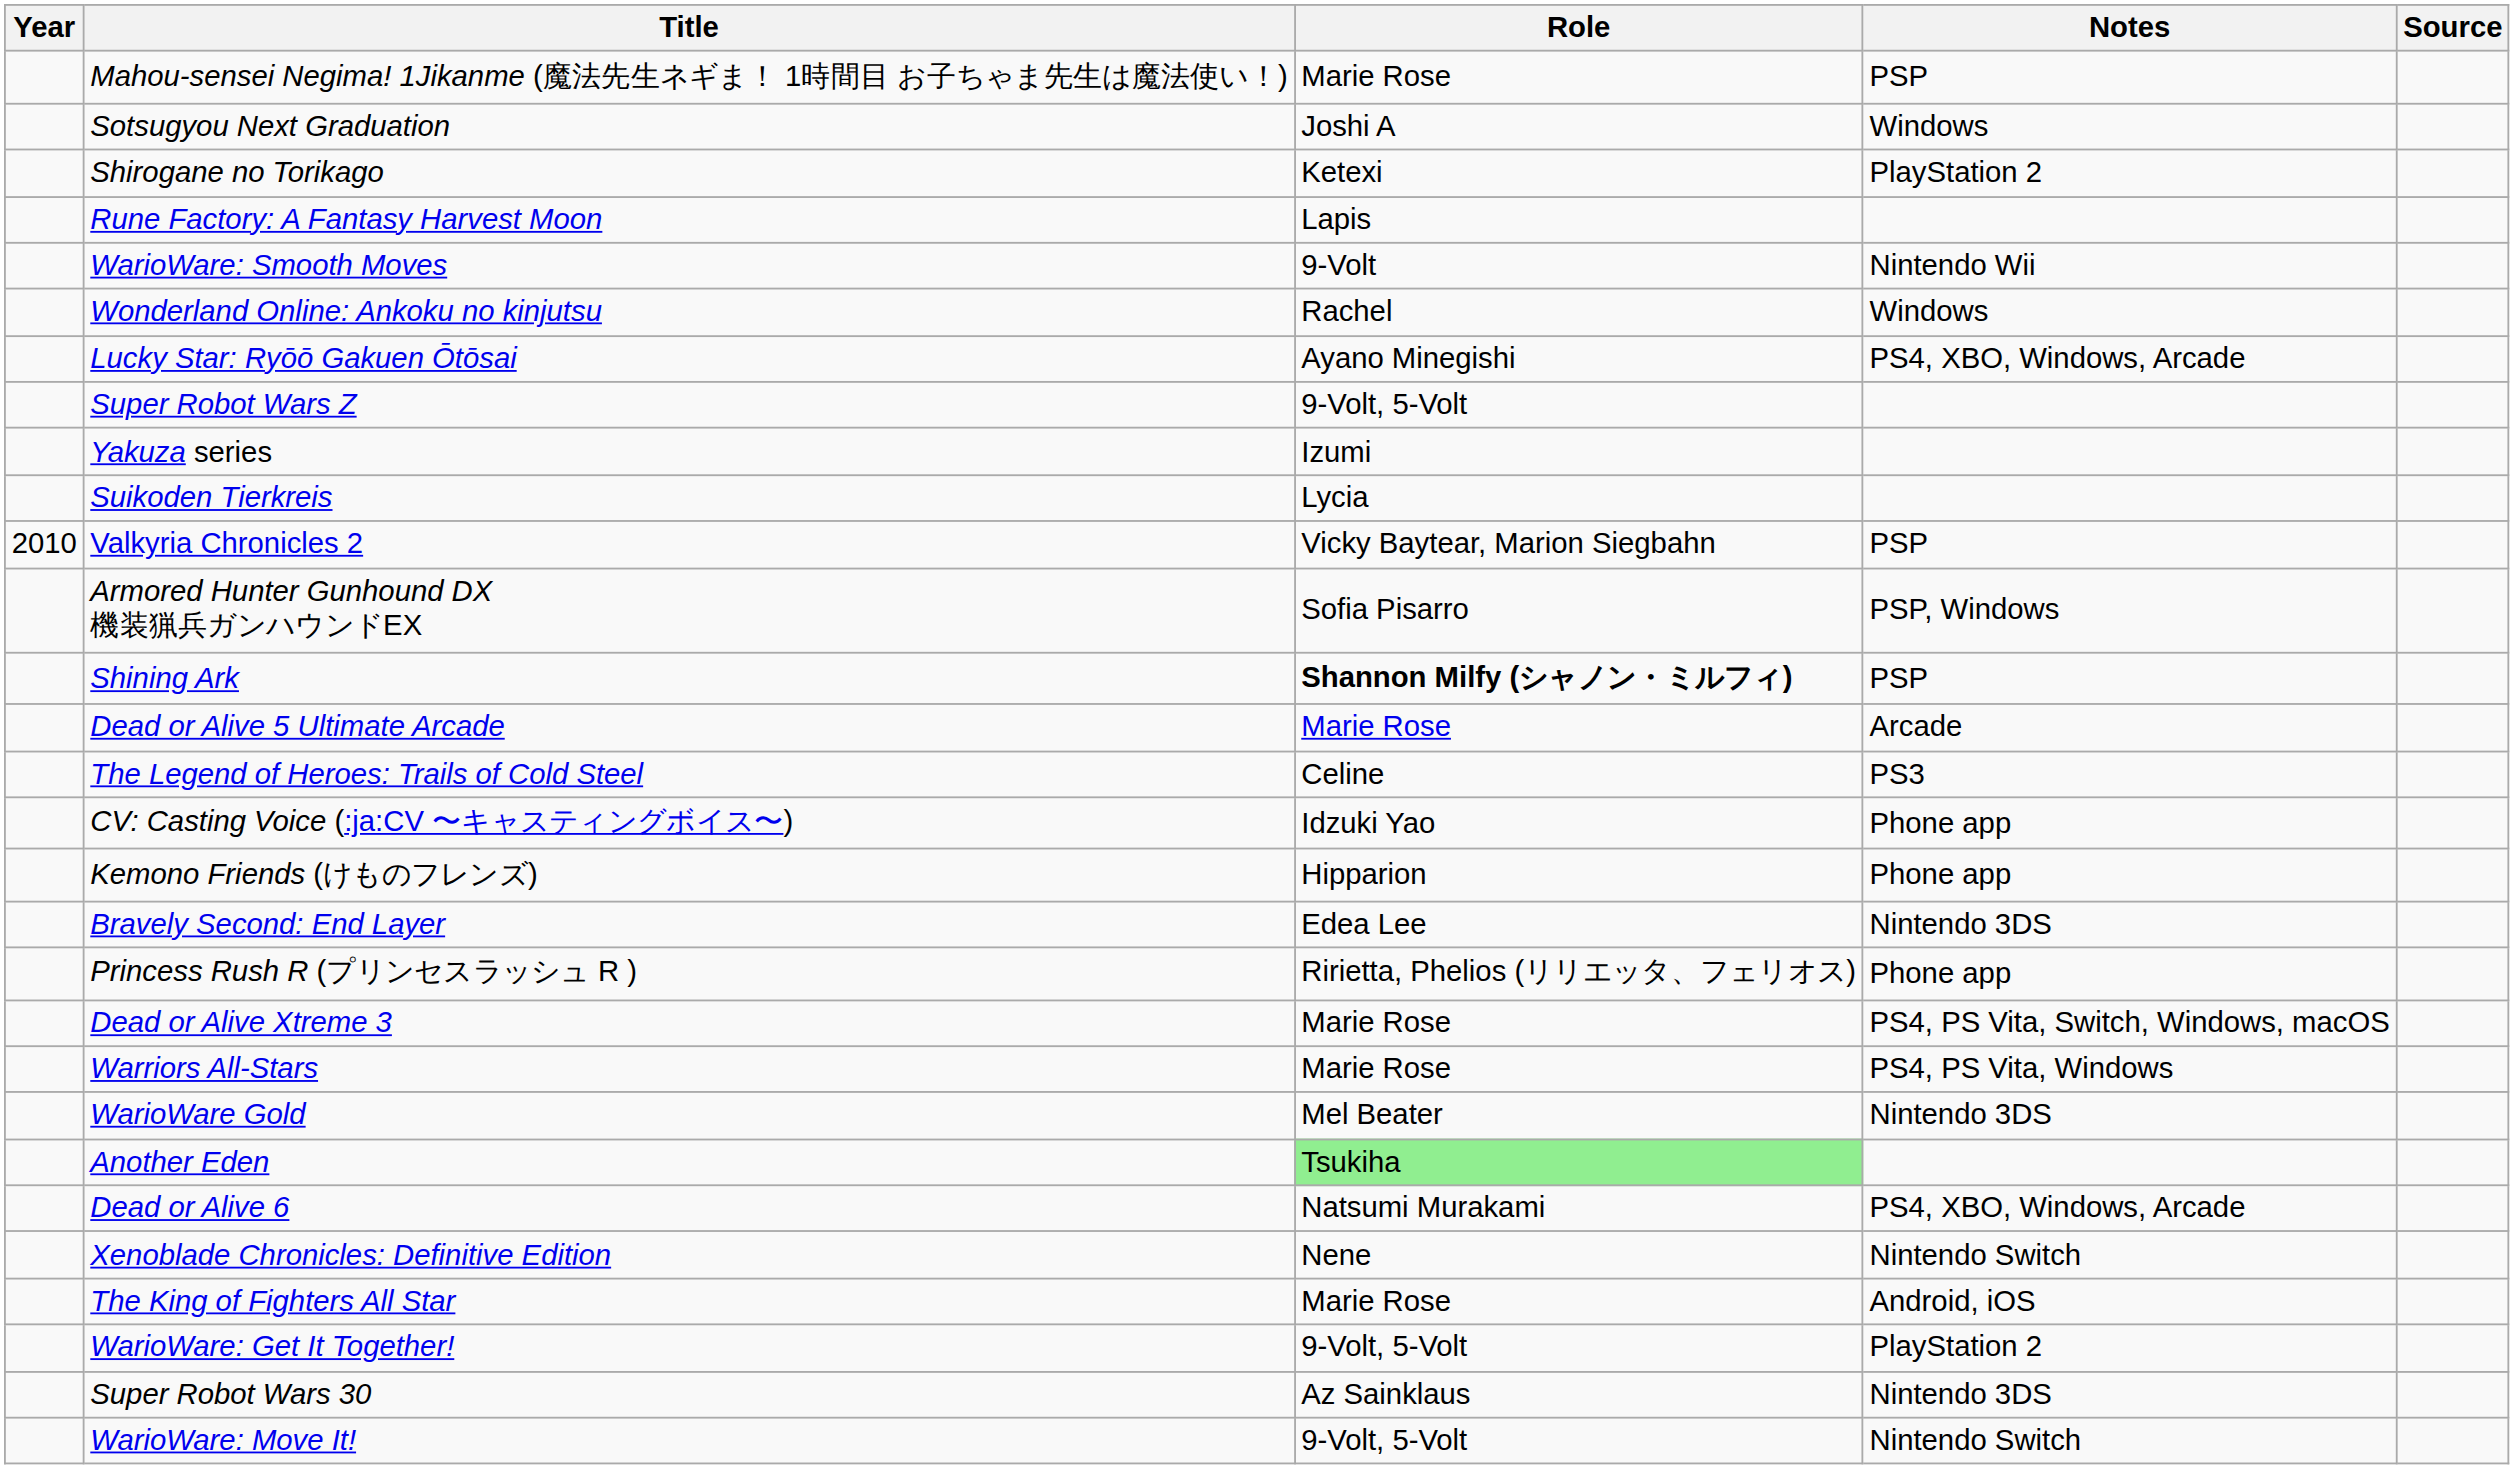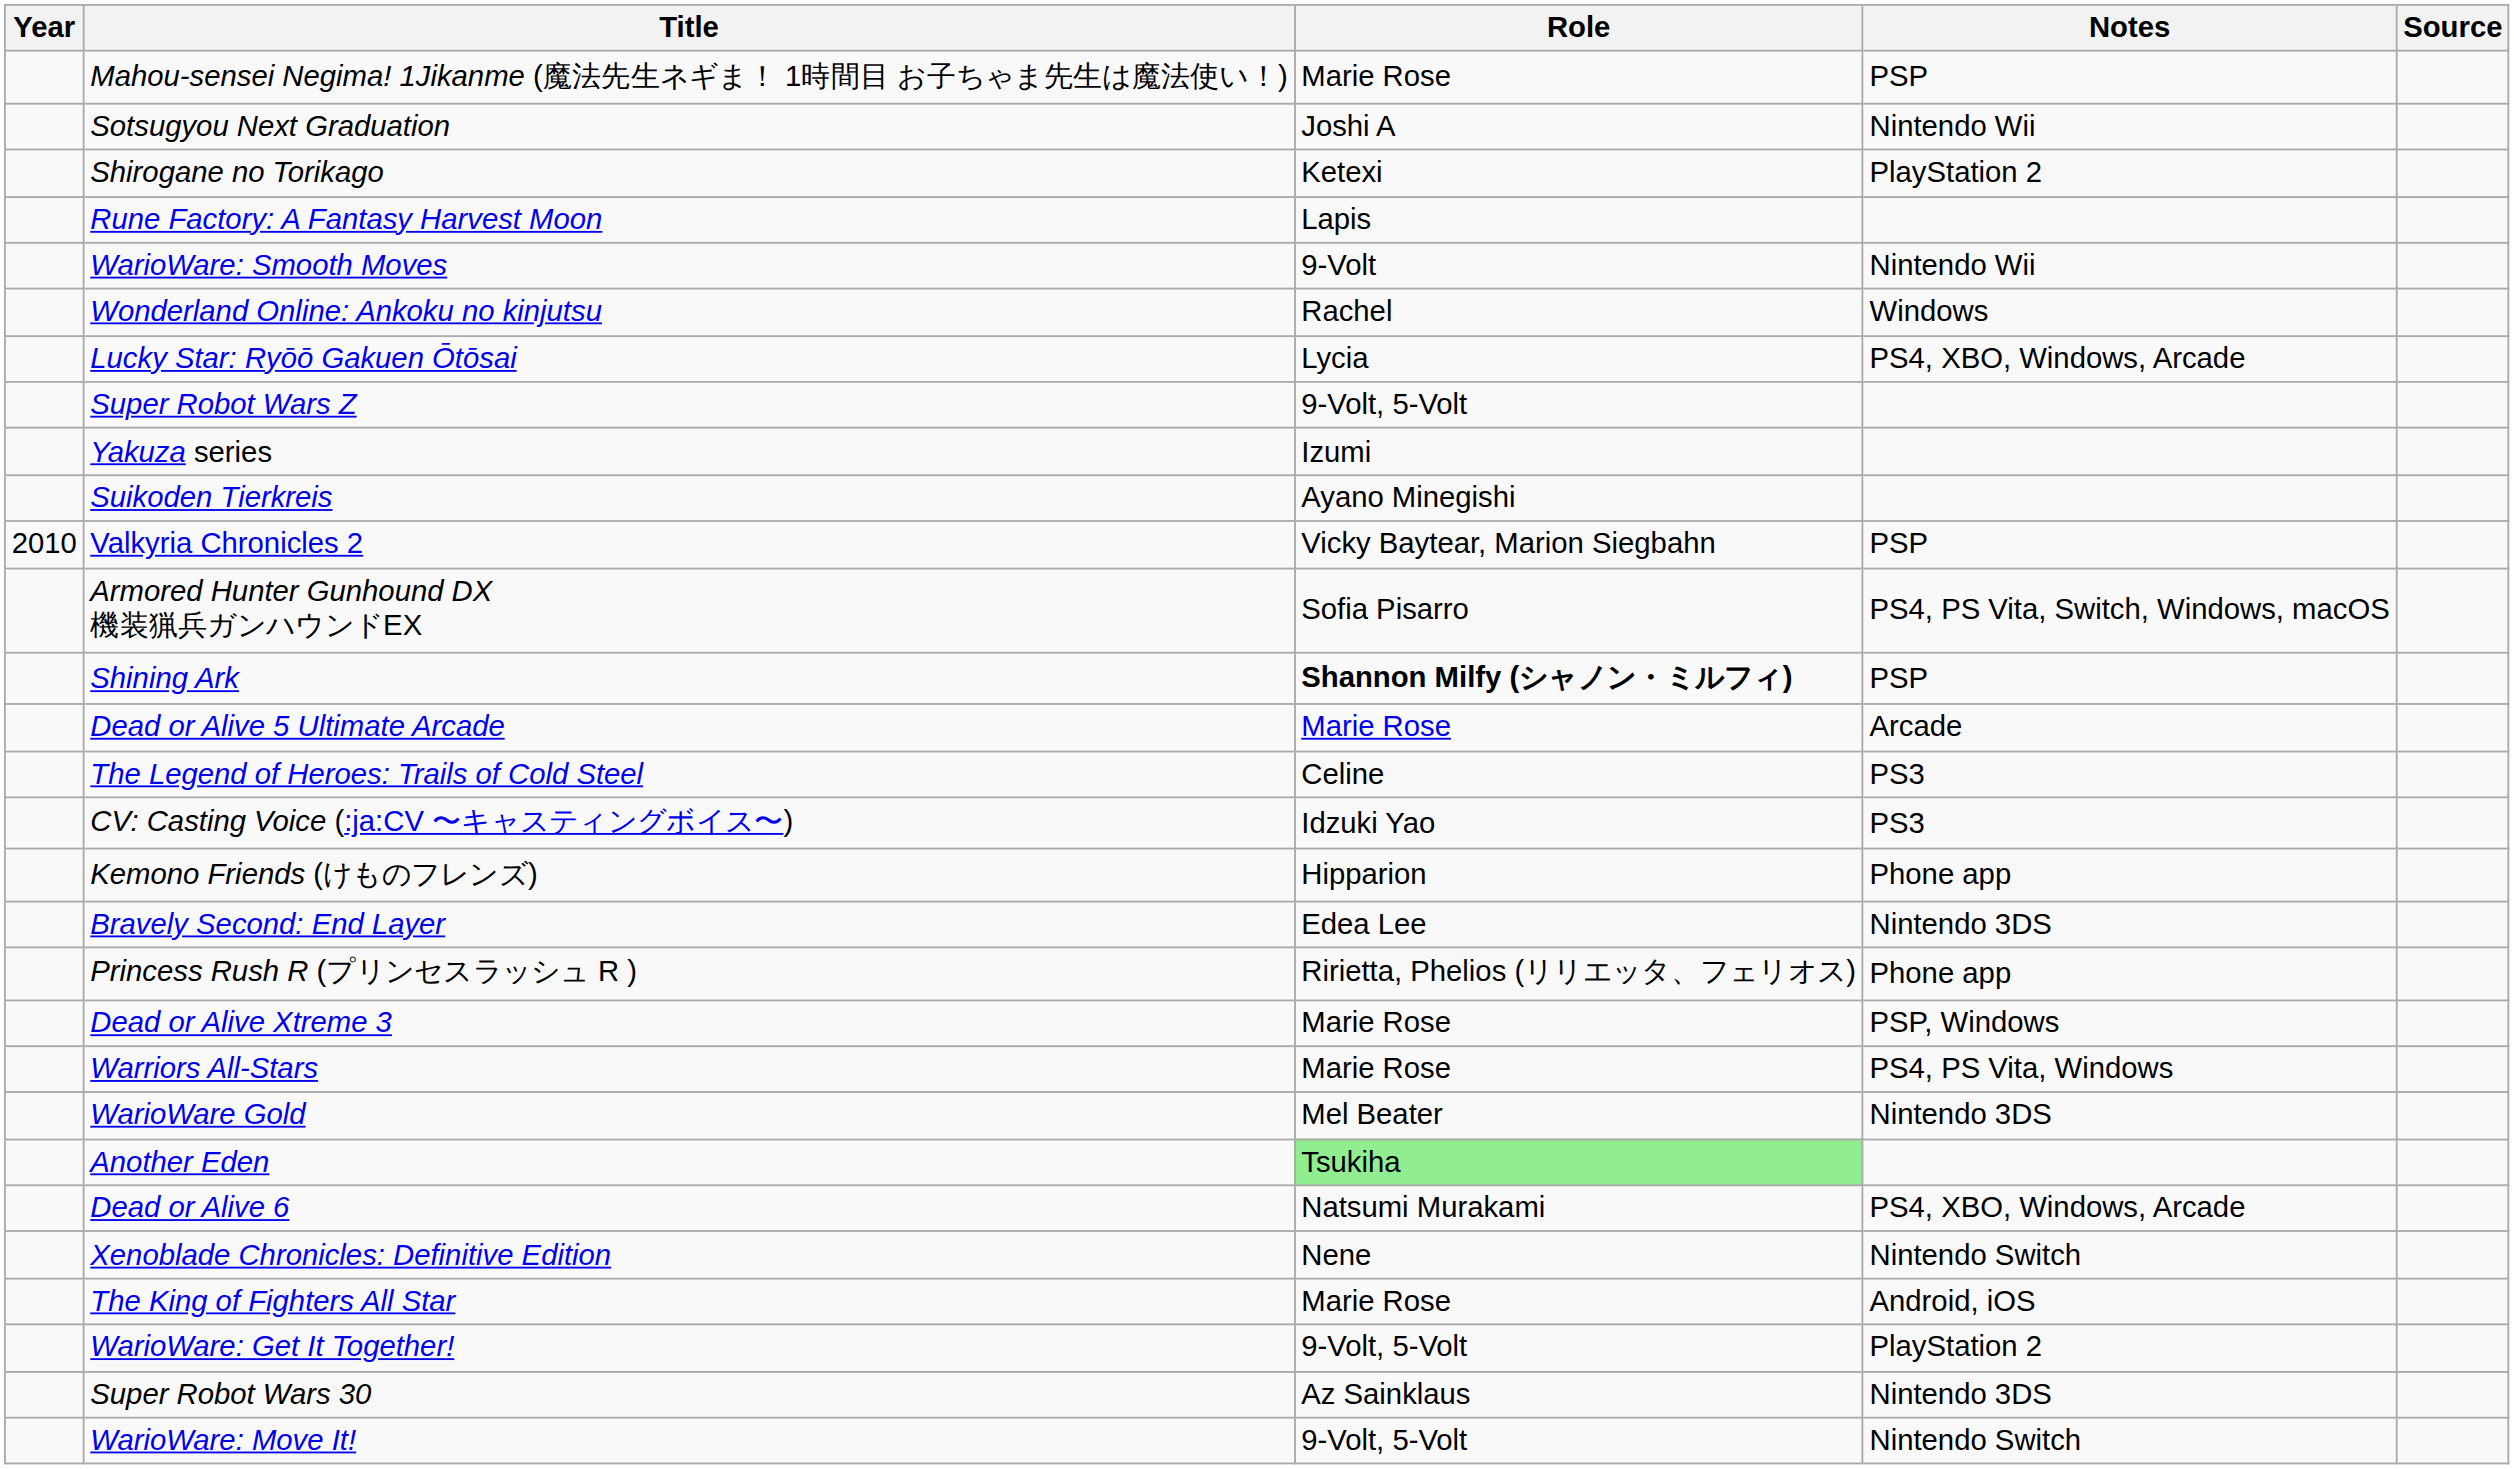(1929, 126) Windows -> (1953, 126) Nintendo Wii
(1408, 358) Ayano Minegishi -> (1335, 358) Lycia
(1335, 497) Lycia -> (1408, 497) Ayano Minegishi
(1964, 609) PSP, Windows -> (2130, 609) PS4, PS Vita, Switch, Windows, macOS
(1940, 822) Phone app -> (1897, 822) PS3
(2130, 1022) PS4, PS Vita, Switch, Windows, macOS -> (1964, 1022) PSP, Windows
